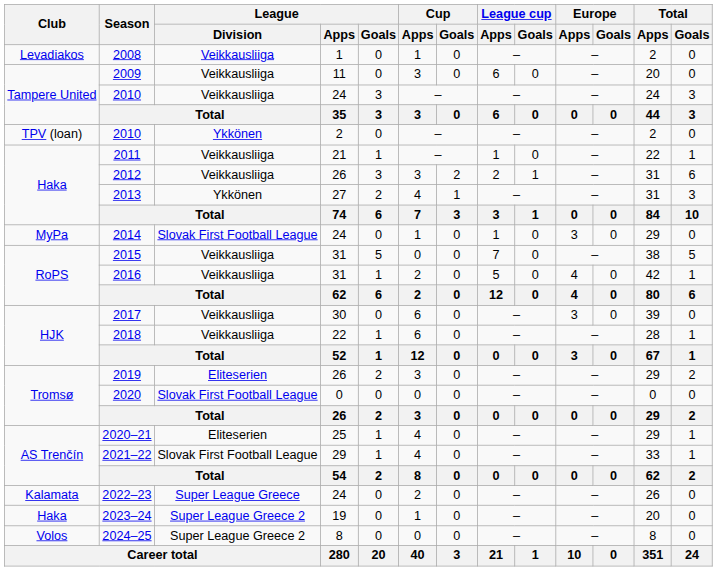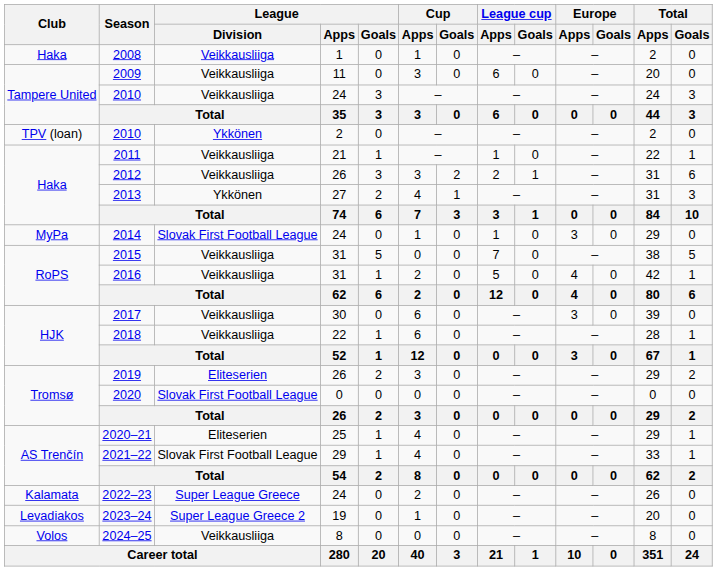(52, 54) Levadiakos -> (52, 54) Haka
(52, 515) Haka -> (52, 515) Levadiakos
(238, 535) Super League Greece 2 -> (238, 535) Veikkausliiga
